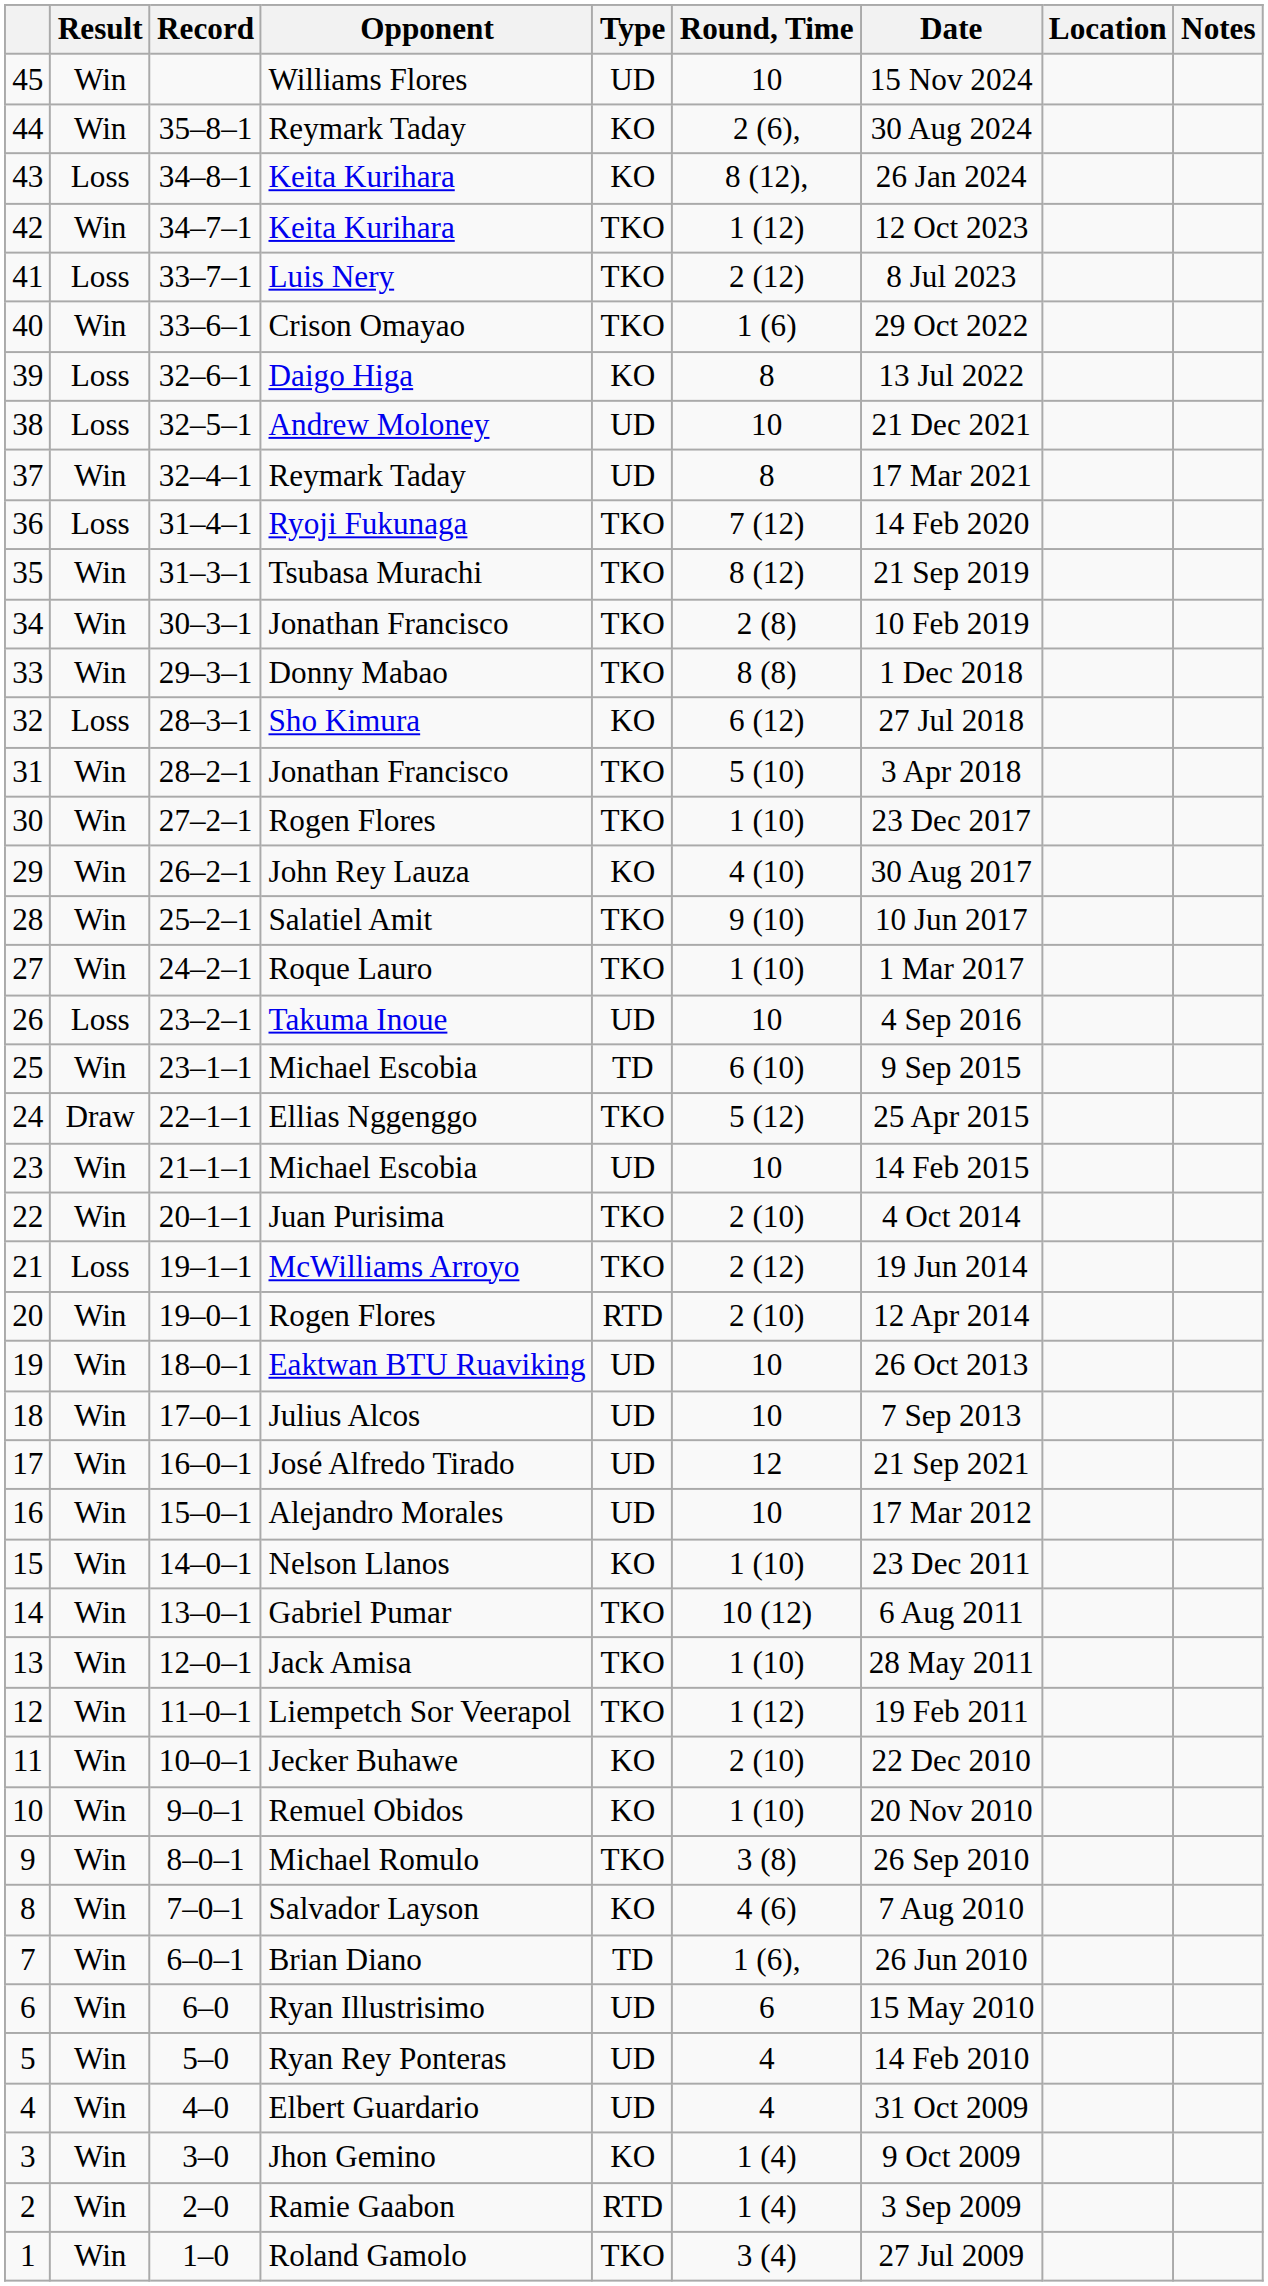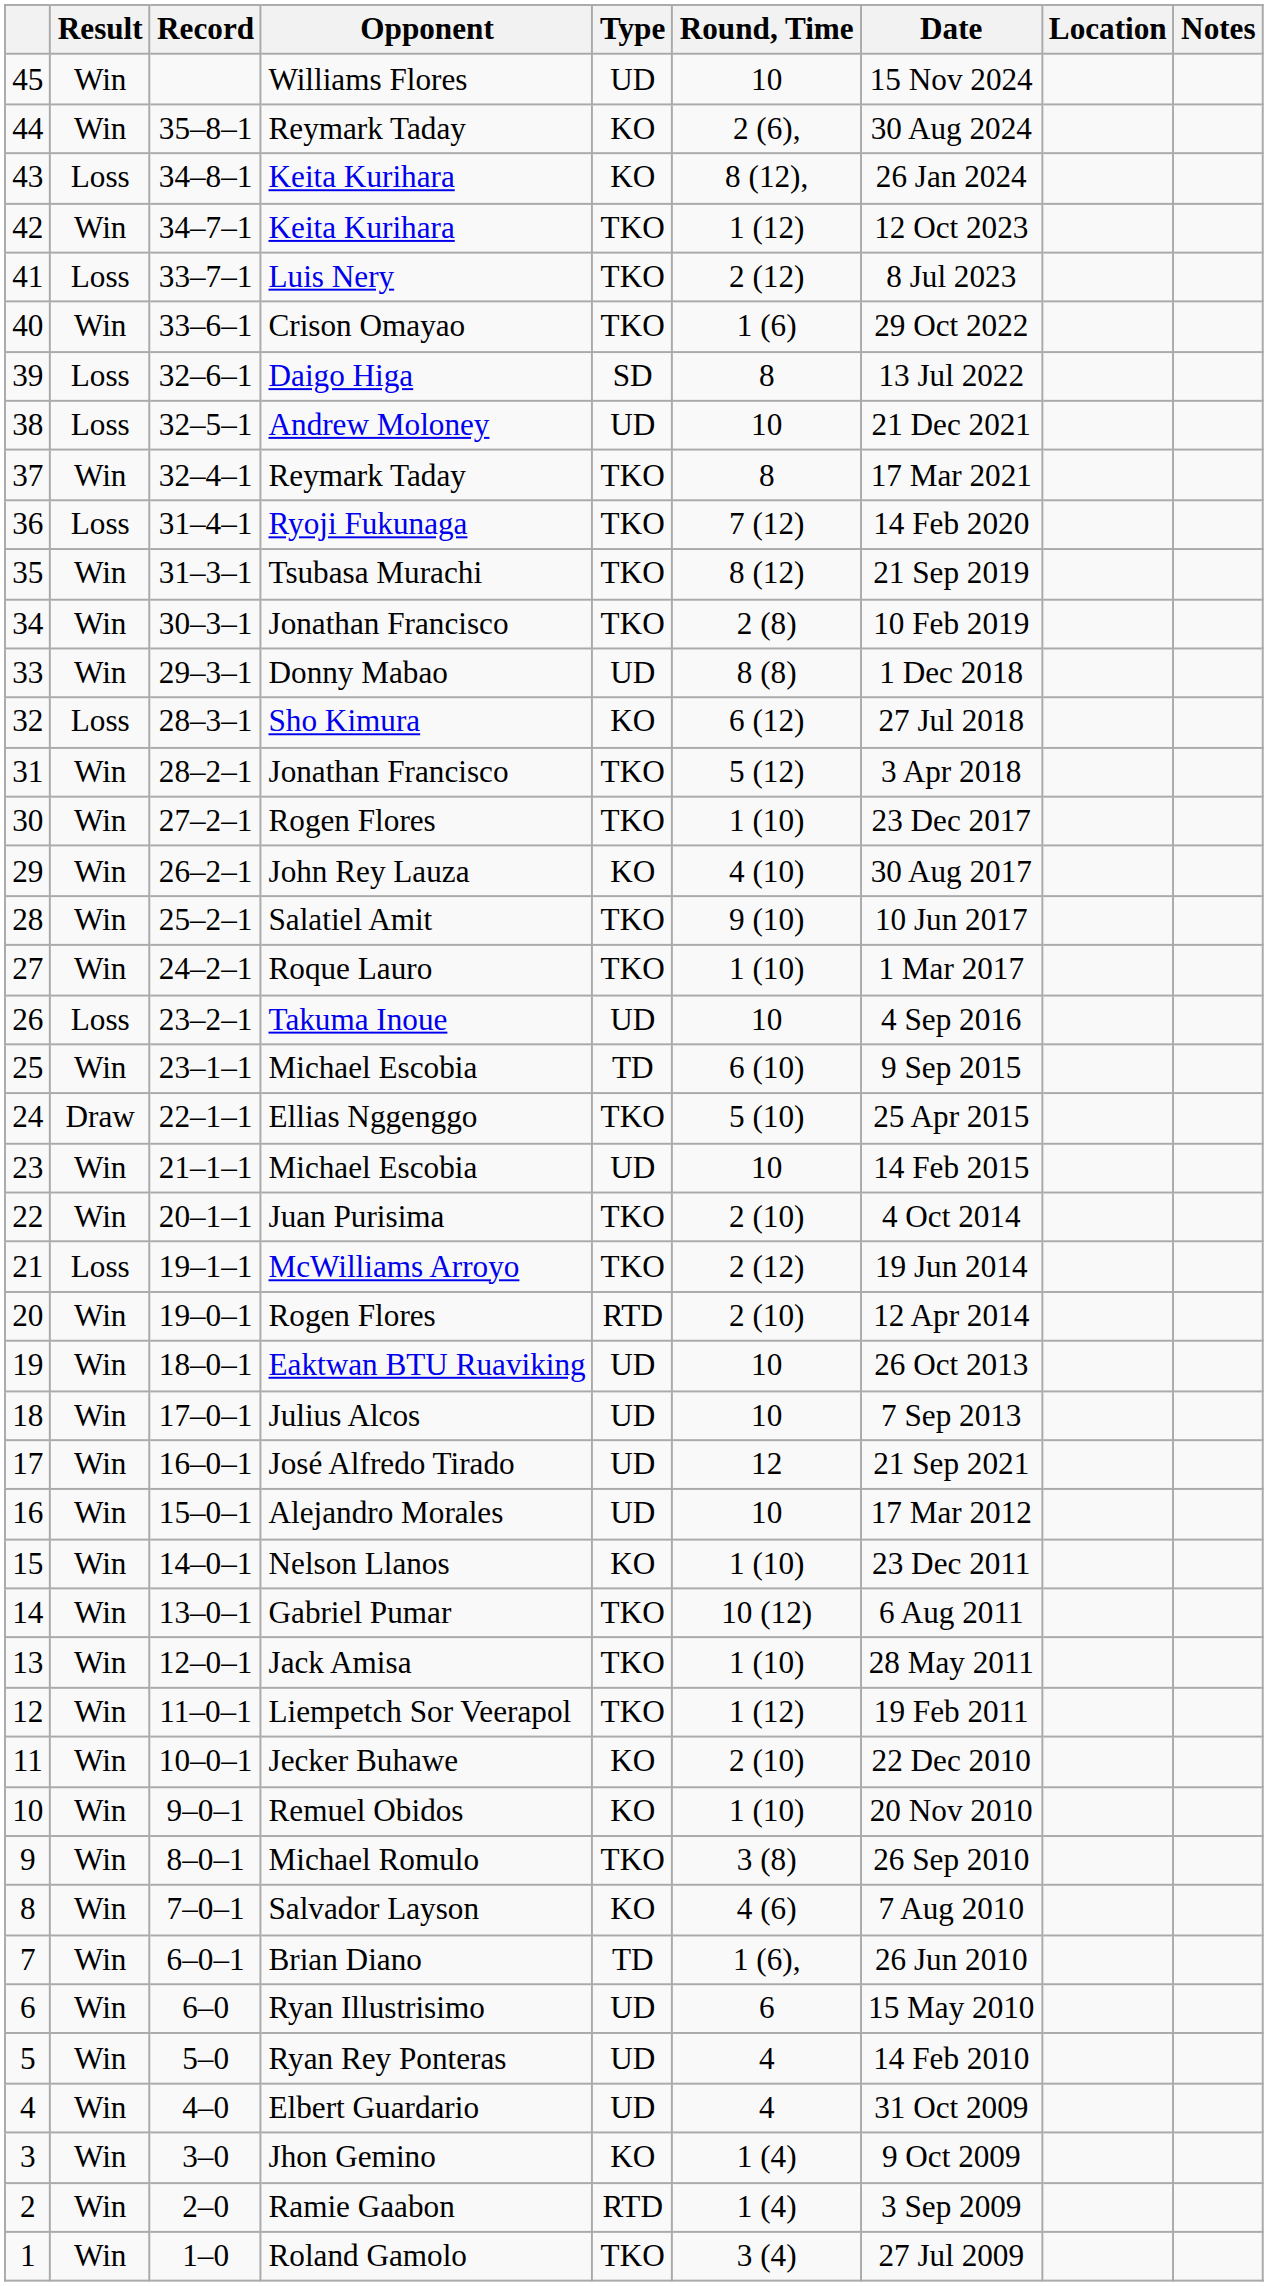(633, 375) KO -> (633, 375) SD
(633, 474) UD -> (633, 474) TKO
(633, 672) TKO -> (633, 672) UD
(767, 771) 5 (10) -> (767, 771) 5 (12)
(767, 1117) 5 (12) -> (767, 1117) 5 (10)
